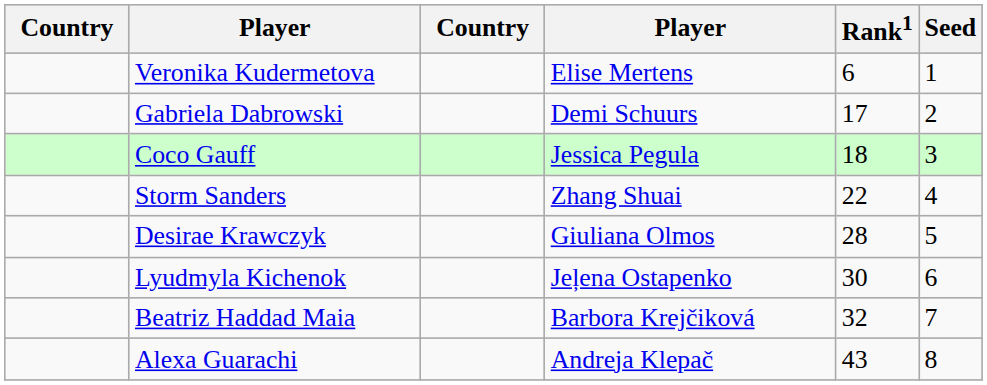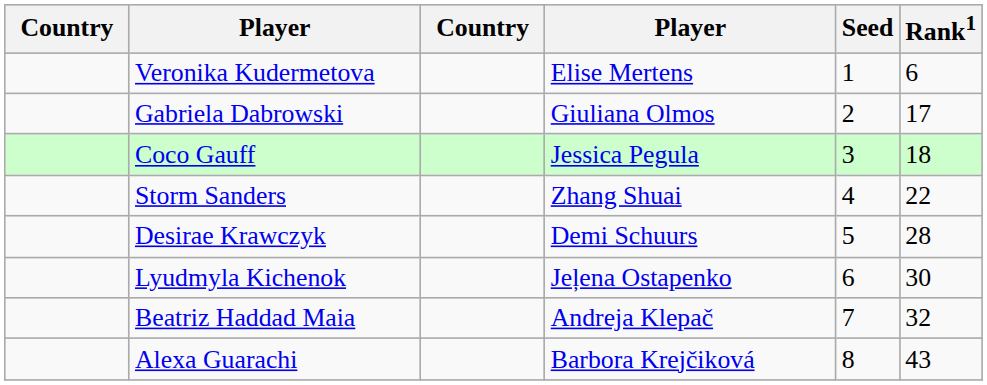columns swapped: (877, 28) <-> (950, 28)
(624, 113) Demi Schuurs -> (633, 113) Giuliana Olmos
(633, 236) Giuliana Olmos -> (624, 236) Demi Schuurs
(653, 317) Barbora Krejčiková -> (632, 317) Andreja Klepač
(632, 358) Andreja Klepač -> (653, 358) Barbora Krejčiková
